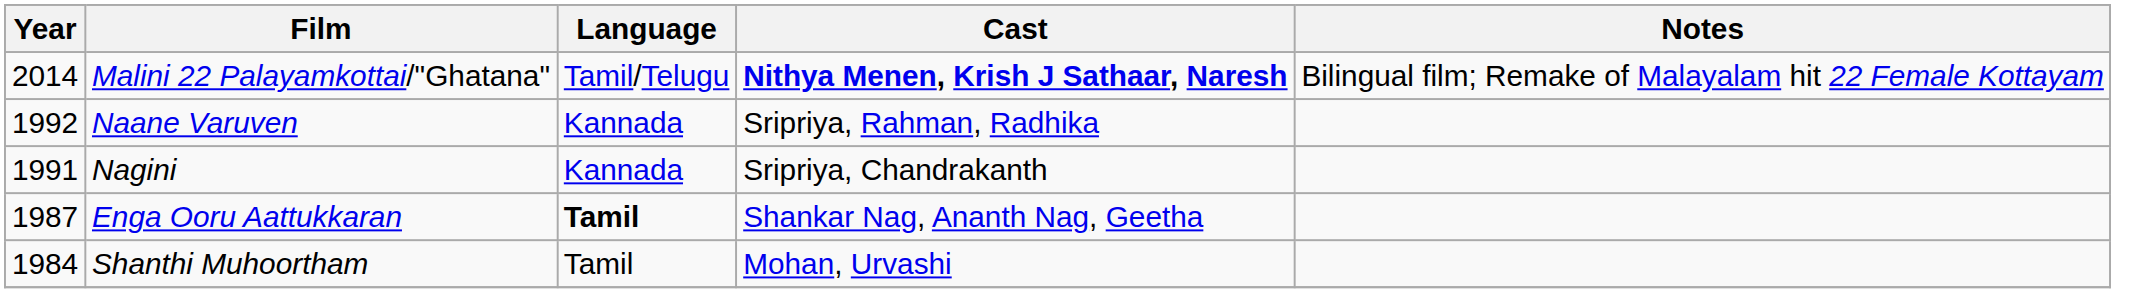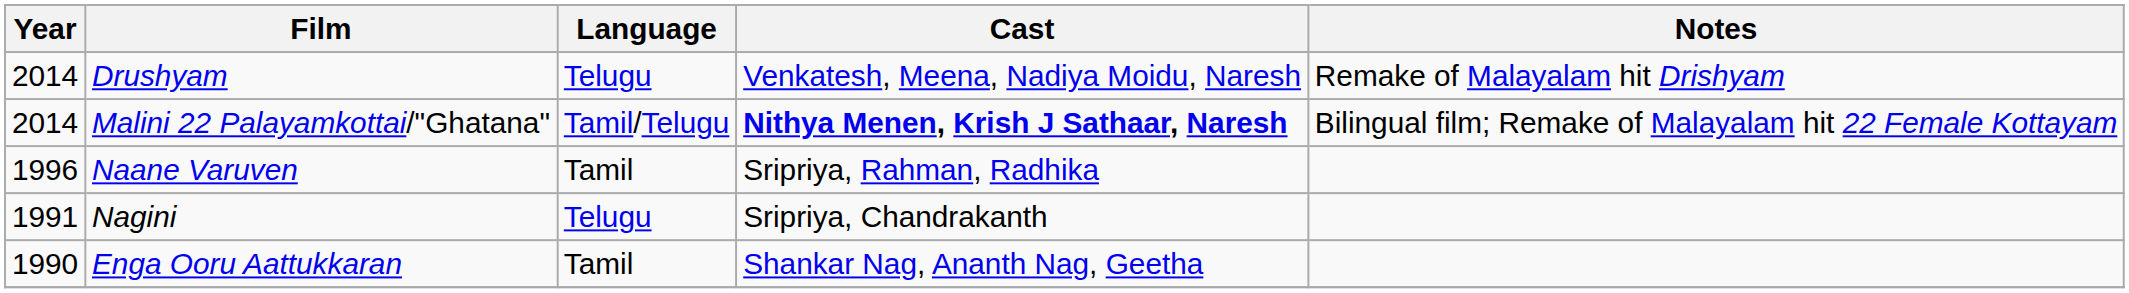+ row: (160, 76)
(45, 123) 1992 -> (45, 170) 1996
(623, 123) Kannada -> (599, 170) Tamil
(623, 170) Kannada -> (608, 217) Telugu
(45, 217) 1987 -> (45, 265) 1990
(602, 217) bold -> (599, 265) normal
- row: (230, 265)
